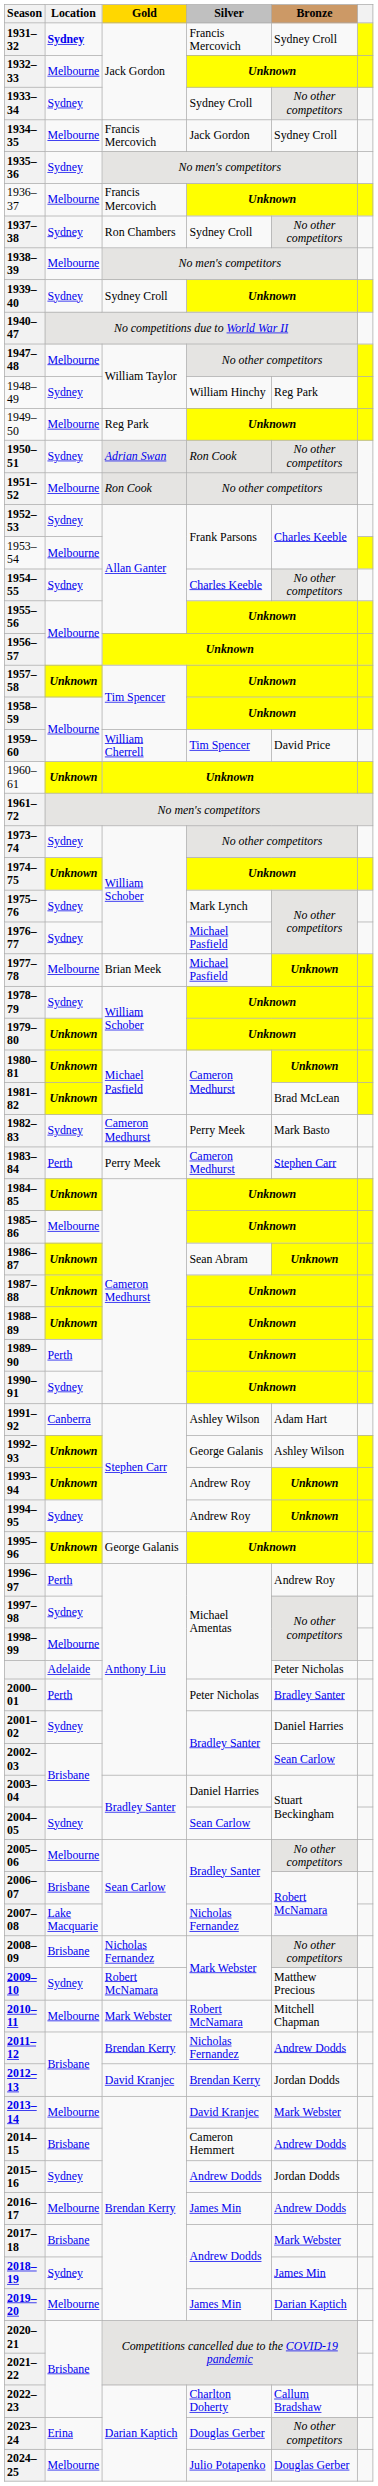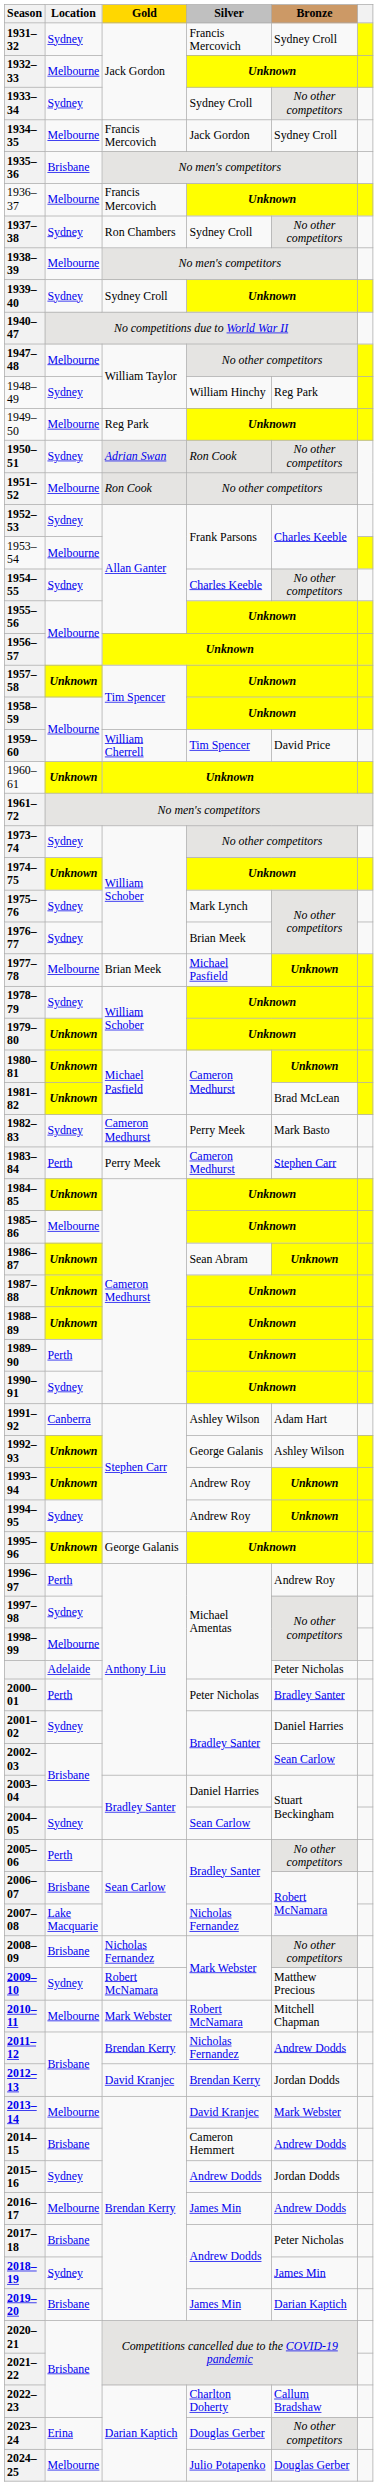(66, 39) bold -> (65, 39) normal
(65, 167) Sydney -> (68, 167) Brisbane
(209, 938) Michael Pasfield -> (218, 938) Brian Meek
(73, 1855) Melbourne -> (60, 1855) Perth
(308, 2240) Mark Webster -> (309, 2240) Peter Nicholas
(73, 2304) Melbourne -> (68, 2304) Brisbane
